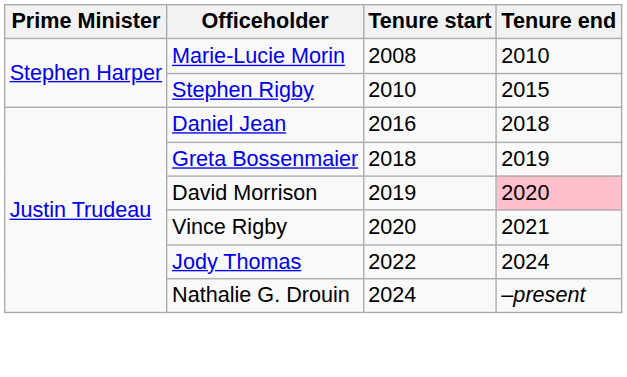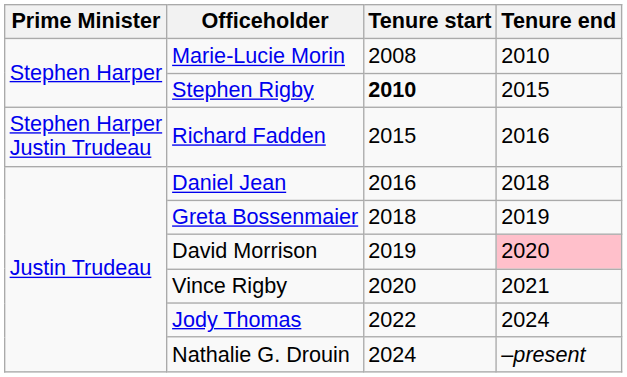(392, 90) normal -> (392, 90) bold
+ row: (249, 136)
